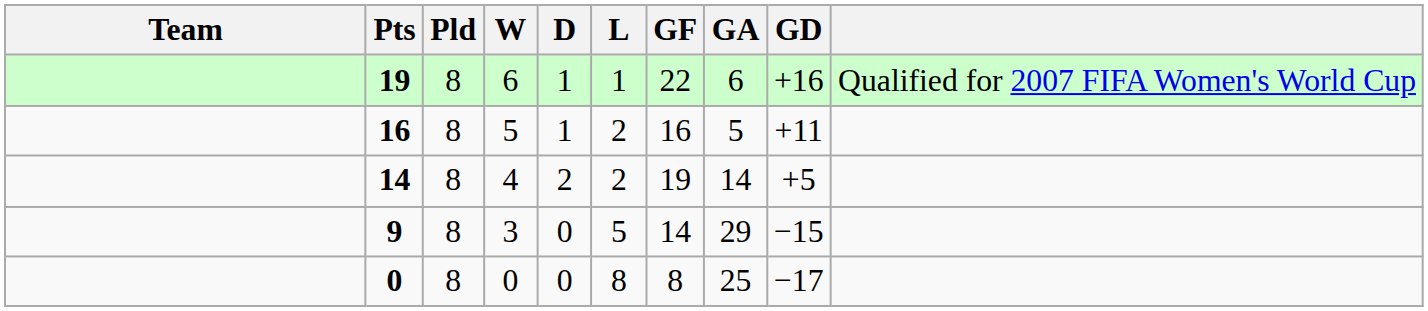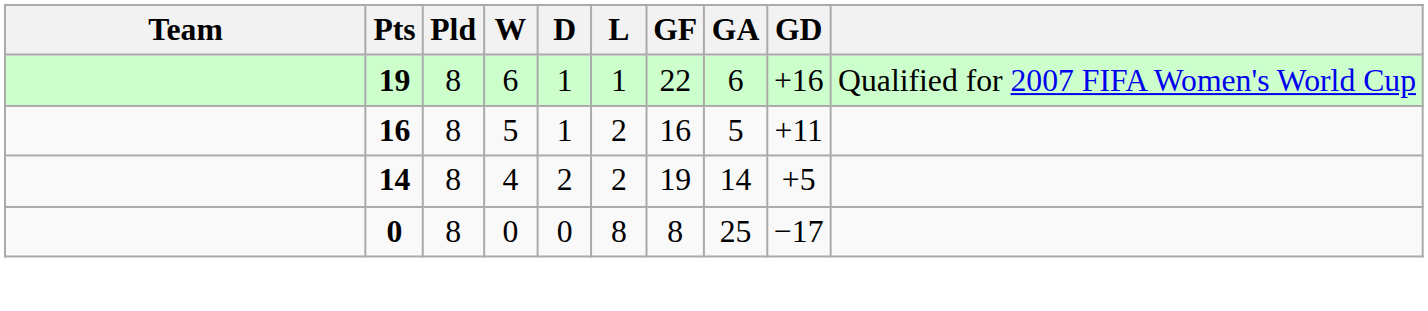- row: (394, 230)
